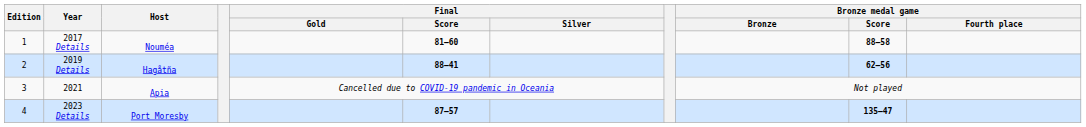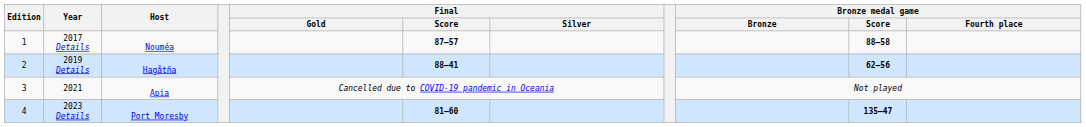(446, 42) 81–60 -> (446, 42) 87–57
(446, 111) 87–57 -> (446, 111) 81–60
